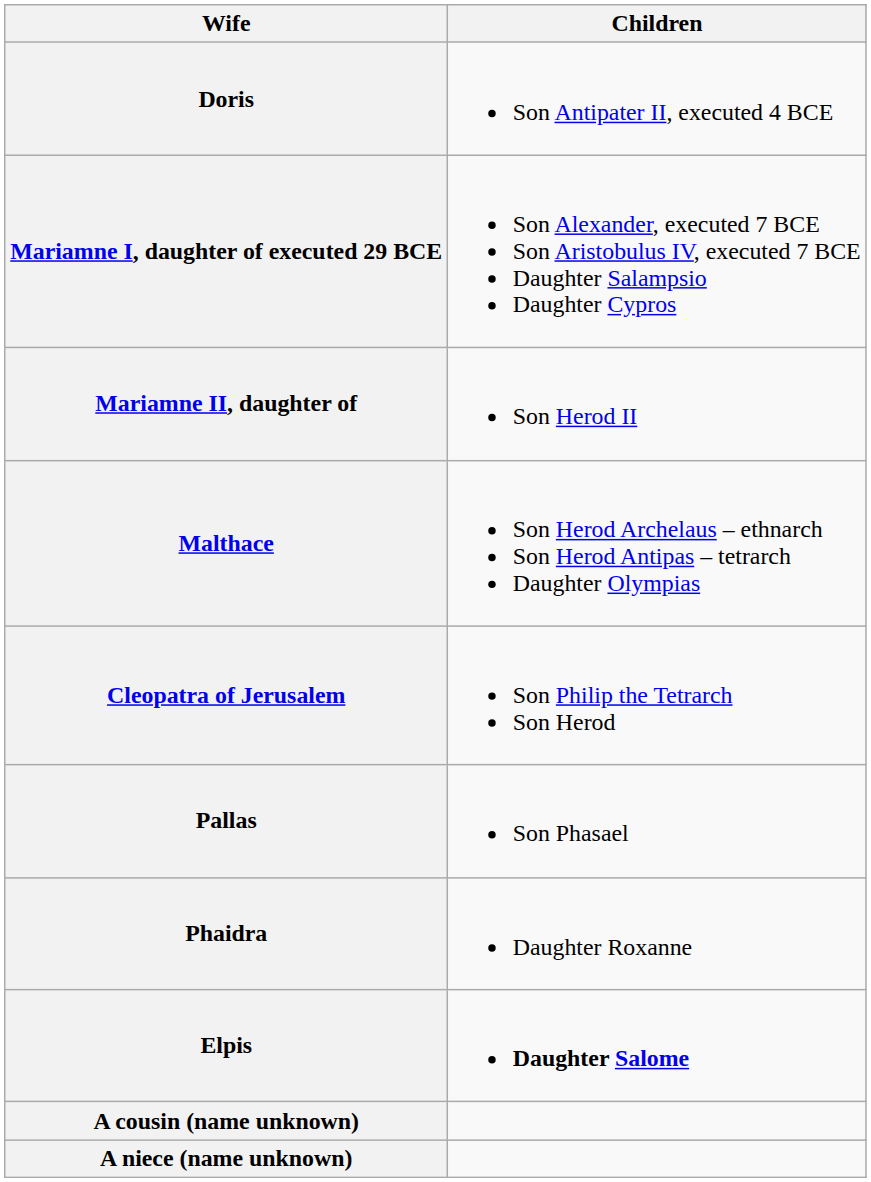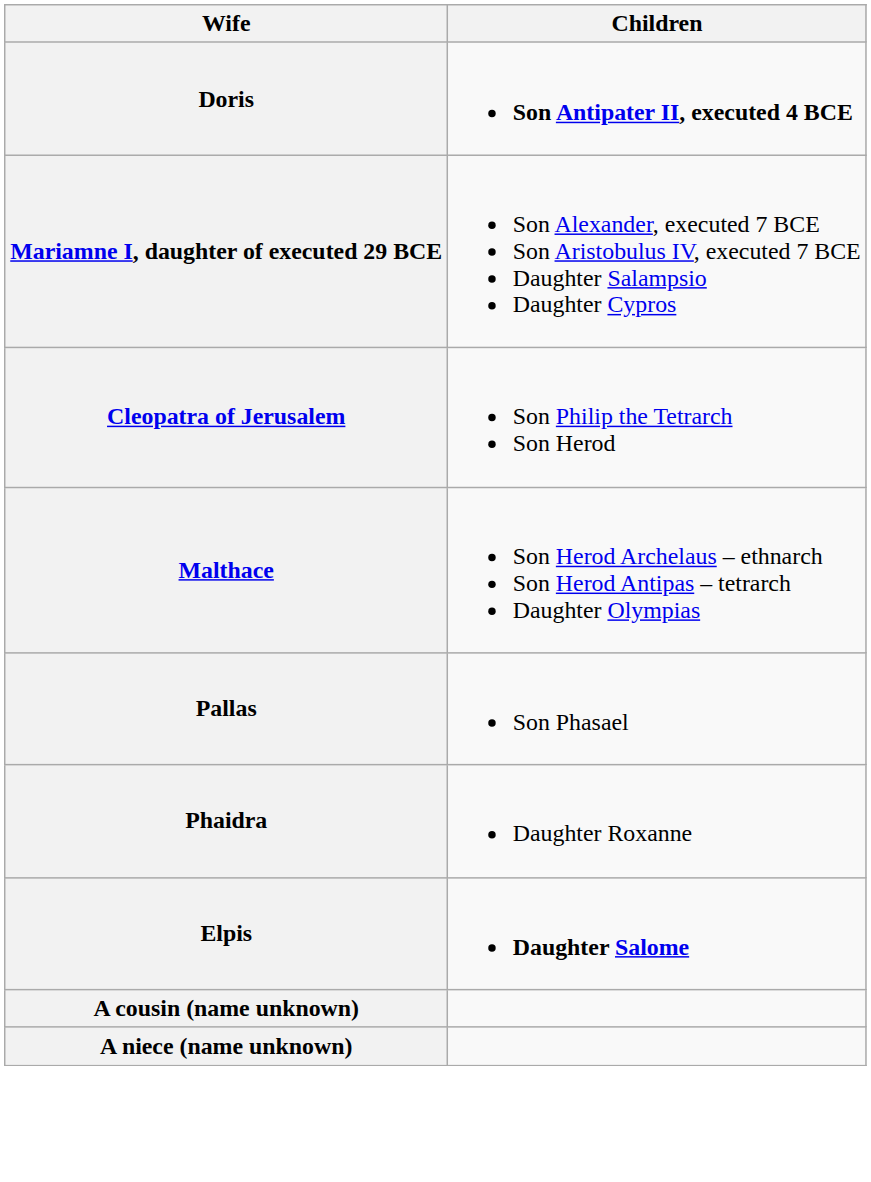(657, 112) normal -> (657, 112) bold
- row: (226, 403)
rows swapped: (226, 542) <-> (226, 695)
